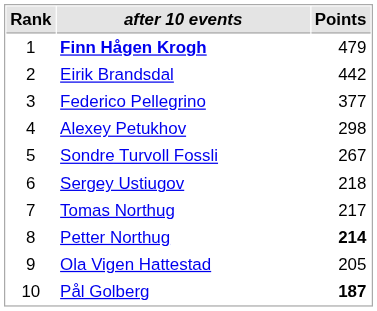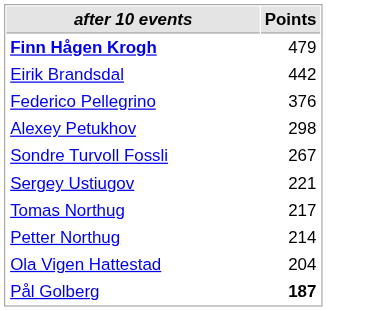- column: (31, 19)
(352, 102) 377 -> (302, 102) 376
(352, 183) 218 -> (302, 183) 221
(352, 237) bold -> (302, 237) normal
(352, 264) 205 -> (302, 264) 204
